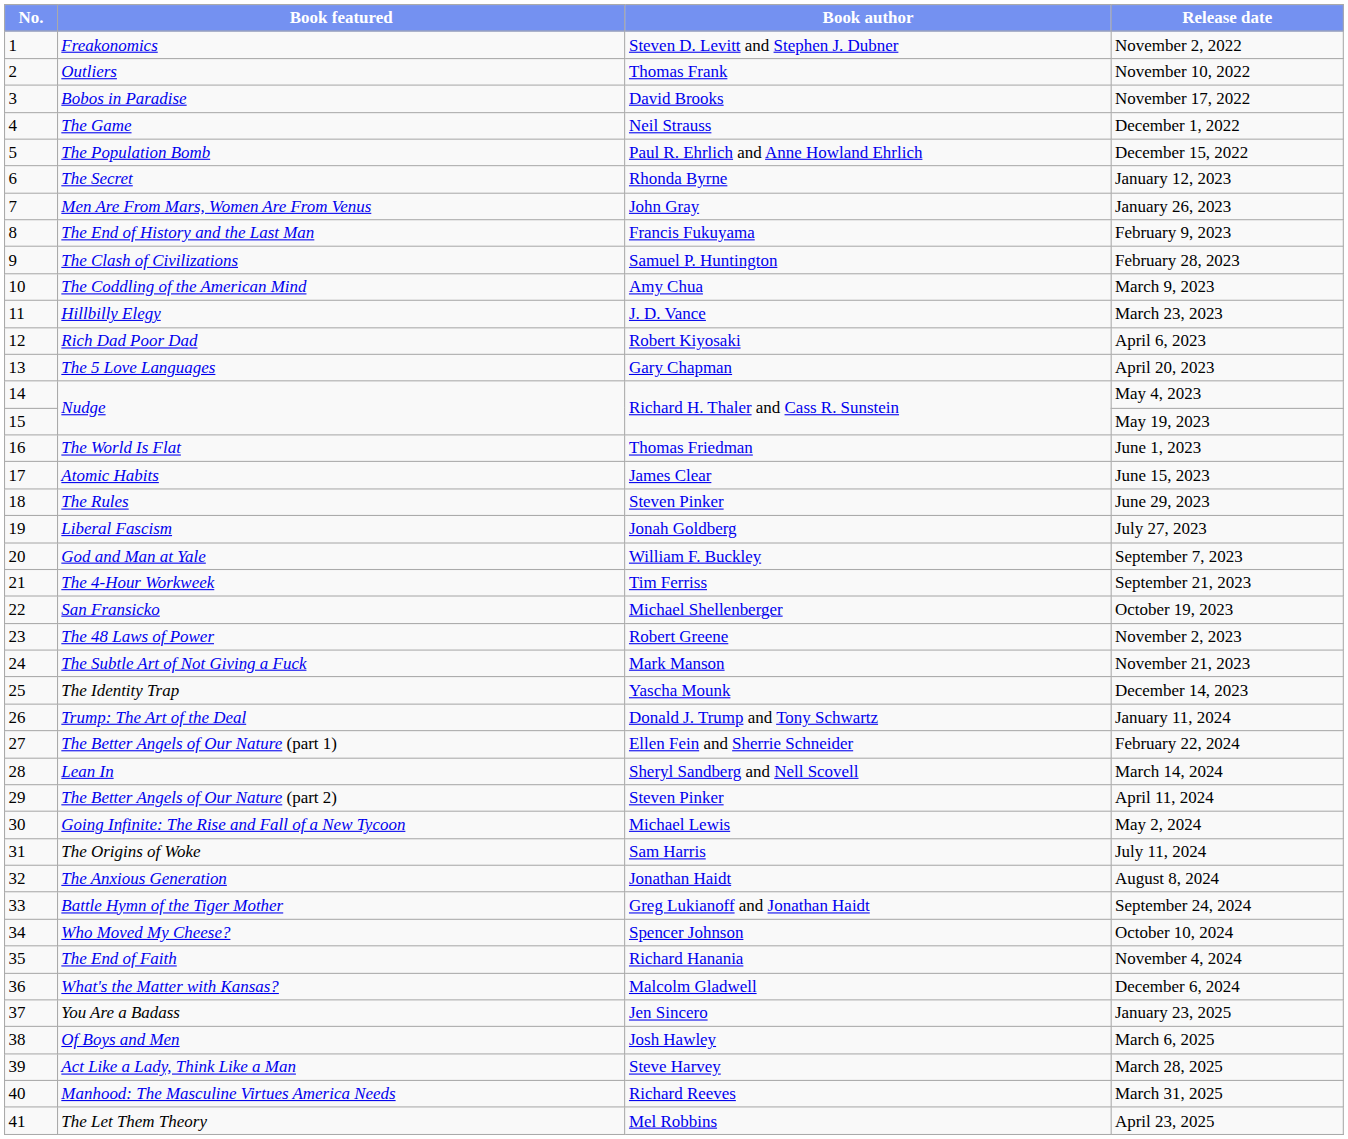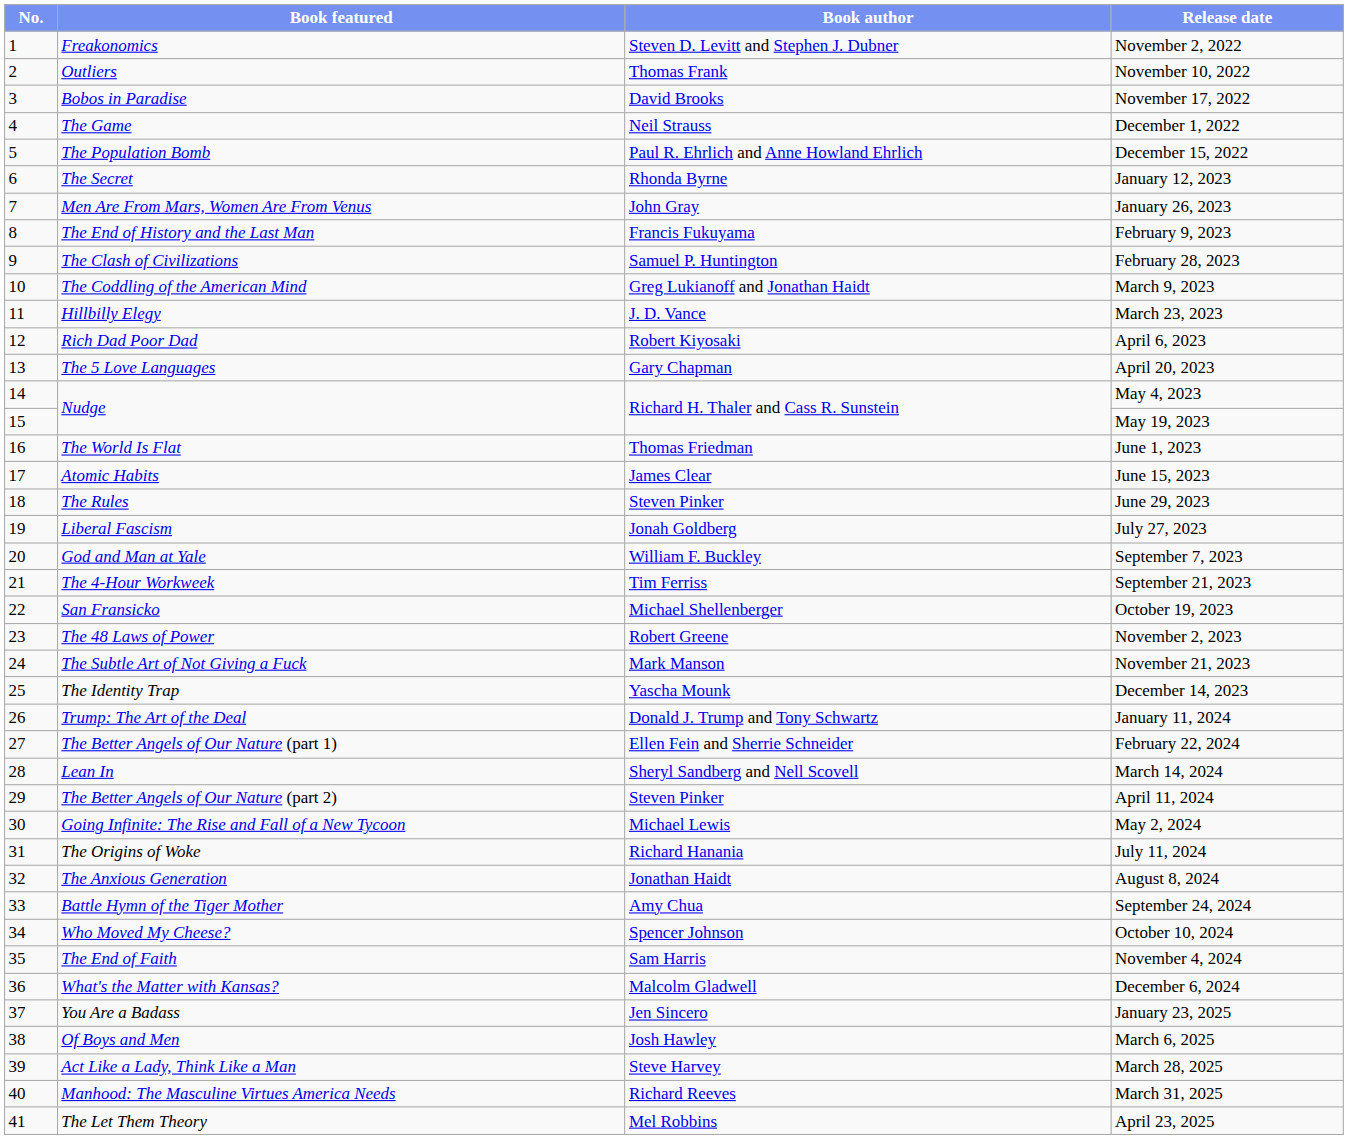(666, 286) Amy Chua -> (749, 286) Greg Lukianoff and Jonathan Haidt
(667, 851) Sam Harris -> (686, 851) Richard Hanania
(749, 905) Greg Lukianoff and Jonathan Haidt -> (666, 905) Amy Chua
(686, 959) Richard Hanania -> (667, 959) Sam Harris
